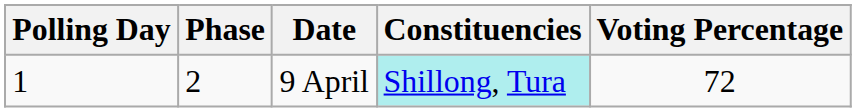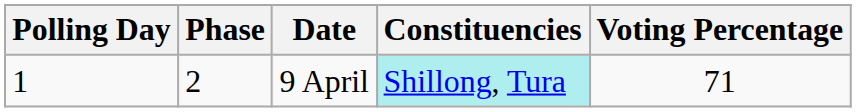(720, 80) 72 -> (720, 80) 71
